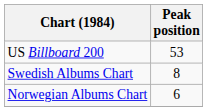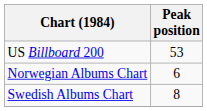rows swapped: (77, 95) <-> (70, 73)
